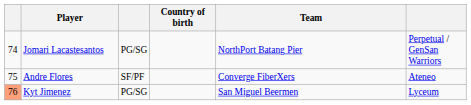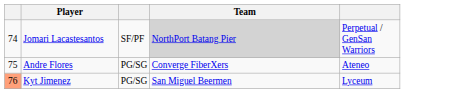- column: (183, 18)
(134, 50) PG/SG -> (132, 39) SF/PF
(260, 50) no background -> (194, 39) lightgrey background
(132, 77) SF/PF -> (134, 65) PG/SG
